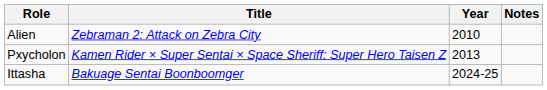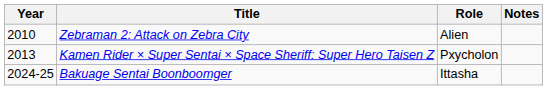columns swapped: (475, 14) <-> (36, 14)
